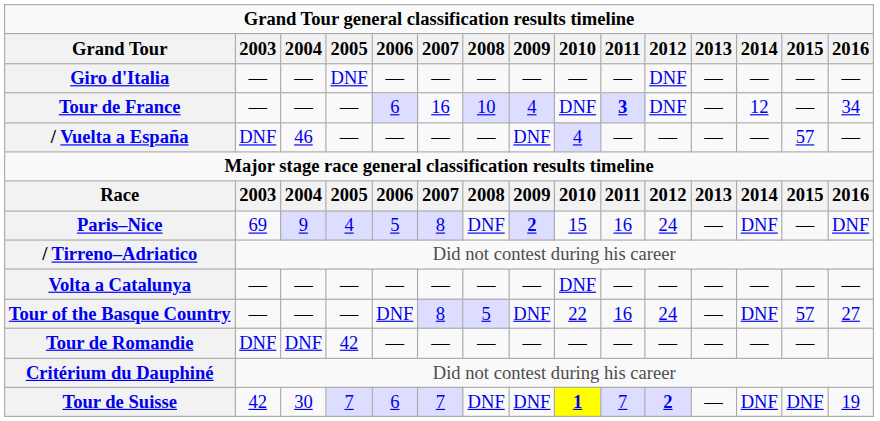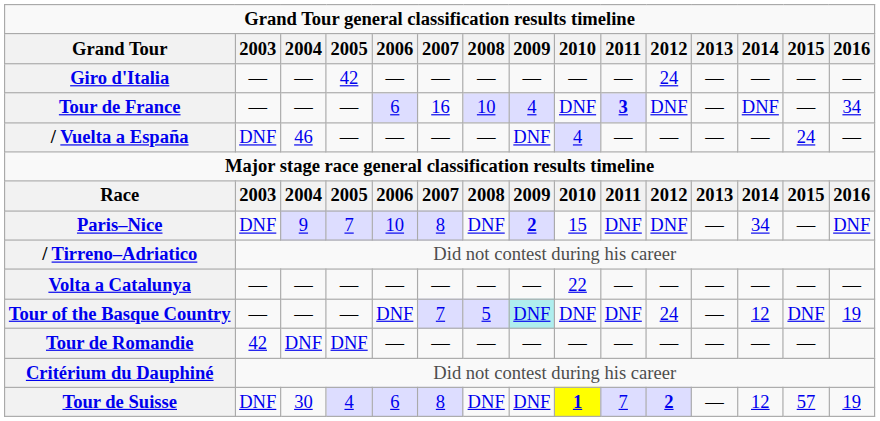(349, 78) DNF -> (349, 78) 42
(668, 78) DNF -> (669, 78) 24
(759, 107) 12 -> (760, 107) DNF
(805, 136) 57 -> (806, 136) 24
(258, 225) 69 -> (258, 225) DNF
(349, 225) 4 -> (349, 225) 7
(395, 225) 5 -> (395, 225) 10
(623, 225) 16 -> (623, 225) DNF
(668, 225) 24 -> (669, 225) DNF
(759, 225) DNF -> (760, 225) 34
(578, 284) DNF -> (578, 284) 22
(440, 313) 8 -> (440, 313) 7
(532, 313) no background -> (532, 313) paleturquoise background
(578, 313) 22 -> (578, 313) DNF
(623, 313) 16 -> (623, 313) DNF
(759, 313) DNF -> (760, 313) 12
(805, 313) 57 -> (806, 313) DNF
(851, 313) 27 -> (852, 313) 19
(258, 343) DNF -> (258, 343) 42
(349, 343) 42 -> (349, 343) DNF
(258, 401) 42 -> (258, 401) DNF
(349, 401) 7 -> (349, 401) 4
(440, 401) 7 -> (440, 401) 8
(759, 401) DNF -> (760, 401) 12
(805, 401) DNF -> (806, 401) 57
